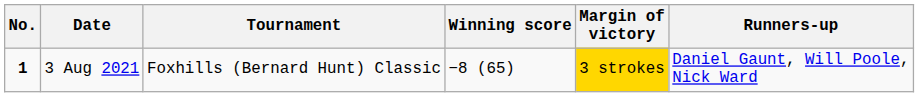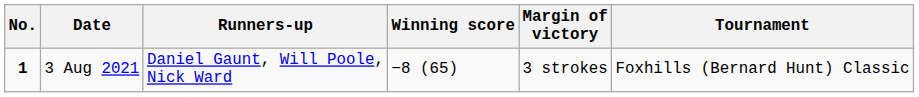columns swapped: (294, 27) <-> (791, 27)
(622, 70) gold background -> (565, 70) no background
